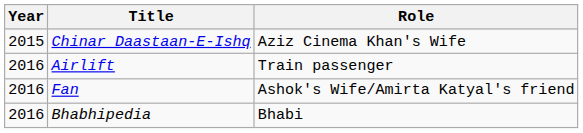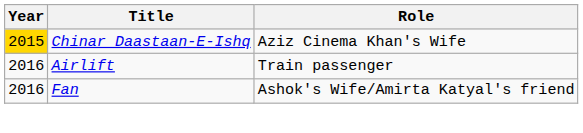(26, 41) no background -> (26, 41) gold background
- row: (101, 115)
